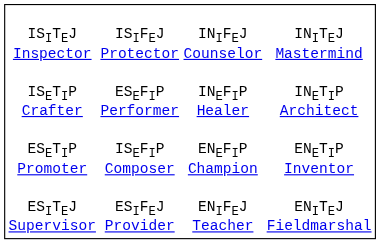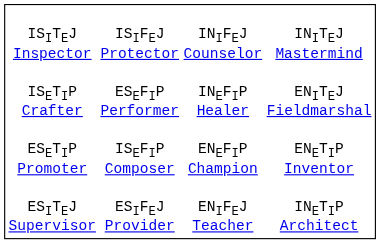(319, 101) INETIP Architect -> (319, 101) ENITEJ Fieldmarshal
(319, 217) ENITEJ Fieldmarshal -> (319, 217) INETIP Architect
